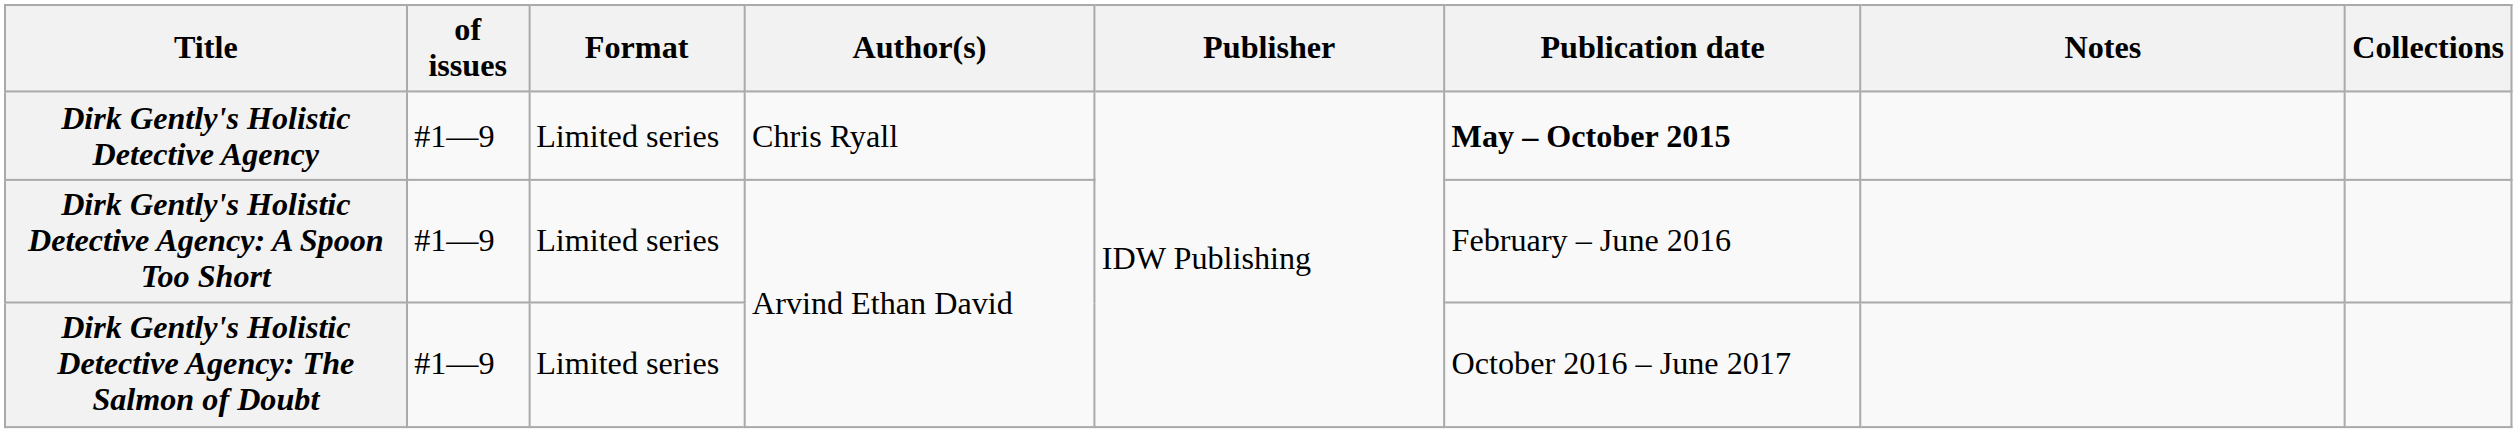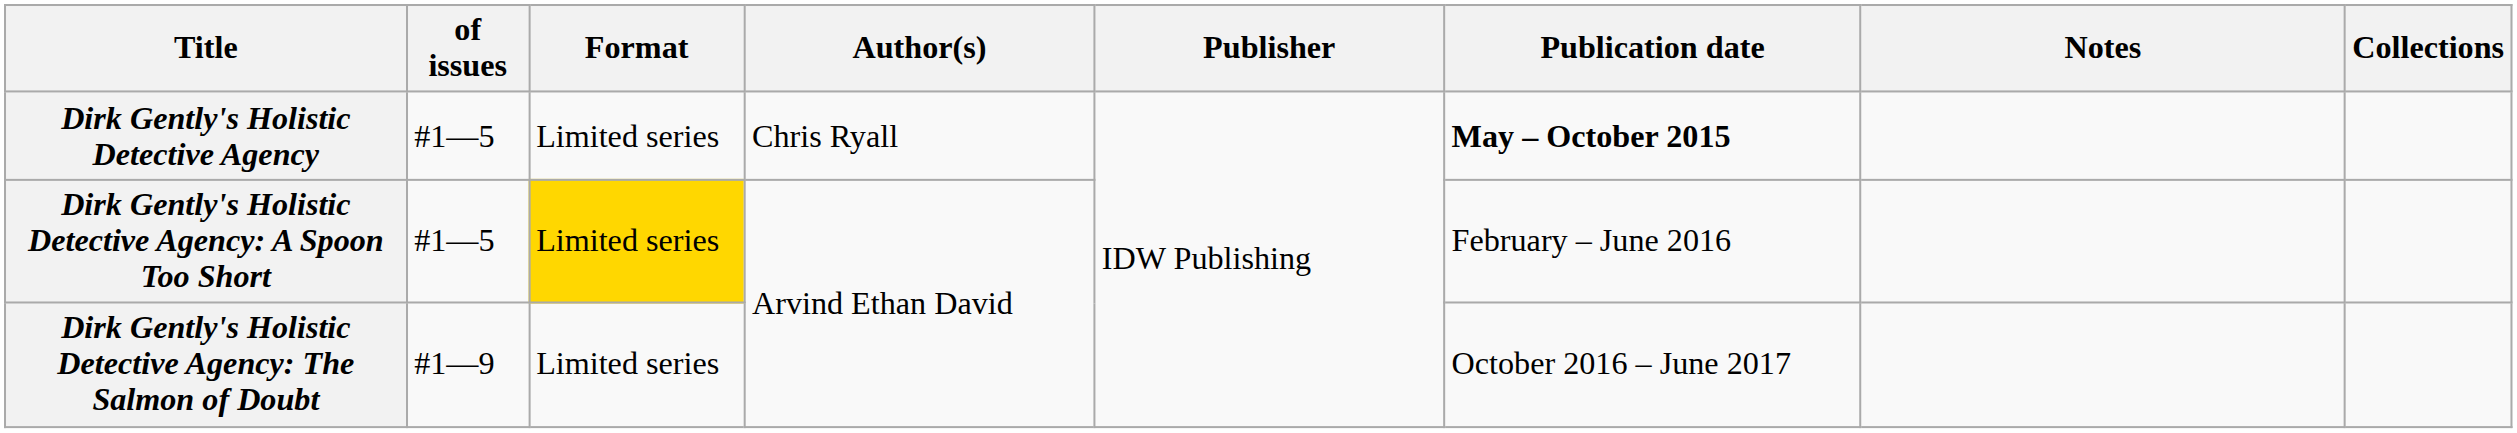(454, 135) #1—9 -> (454, 135) #1—5
(454, 240) #1—9 -> (454, 240) #1—5
(628, 240) no background -> (628, 240) gold background
